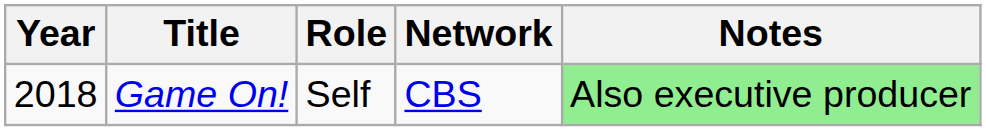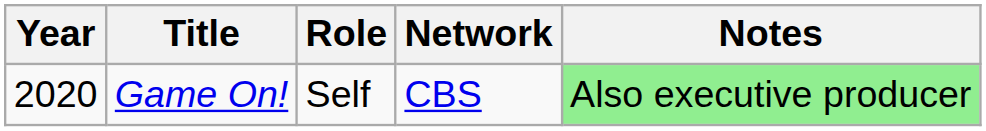(56, 93) 2018 -> (56, 93) 2020
